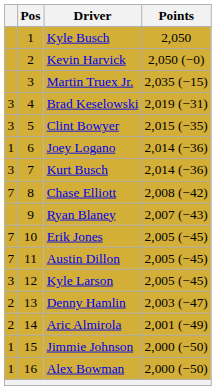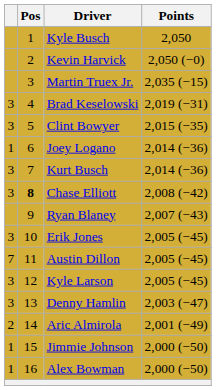(11, 192) 7 -> (11, 192) 3
(30, 192) normal -> (30, 192) bold
(11, 236) 7 -> (11, 236) 3
(11, 302) 2 -> (11, 302) 3
